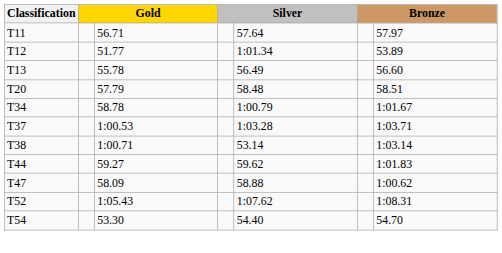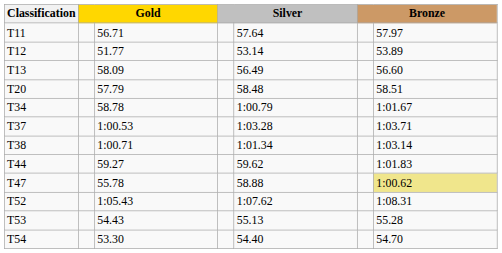(255, 51) 1:01.34 -> (250, 51) 53.14
(111, 70) 55.78 -> (111, 70) 58.09
(250, 145) 53.14 -> (255, 145) 1:01.34
(111, 182) 58.09 -> (111, 182) 55.78
(394, 182) no background -> (394, 182) khaki background
+ row: (17, 220)
